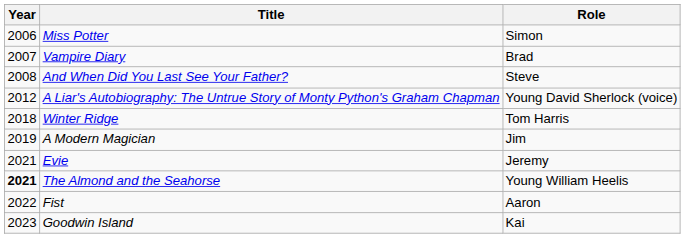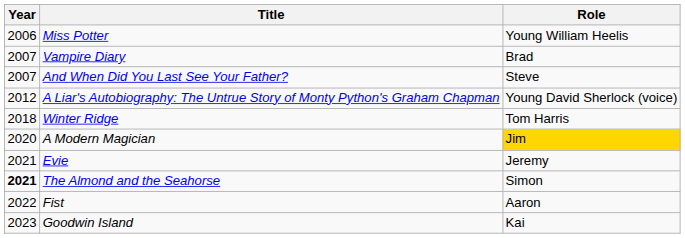(524, 35) Simon -> (567, 35) Young William Heelis
(22, 77) 2008 -> (22, 77) 2007
(22, 139) 2019 -> (22, 139) 2020
(516, 139) no background -> (516, 139) gold background
(567, 181) Young William Heelis -> (524, 181) Simon
